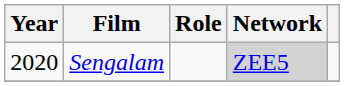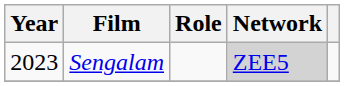(34, 61) 2020 -> (34, 61) 2023
